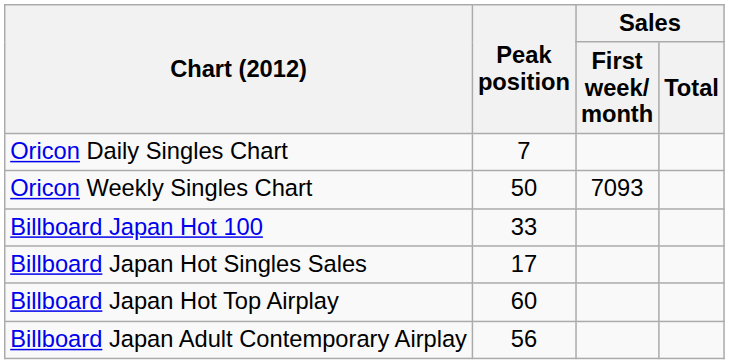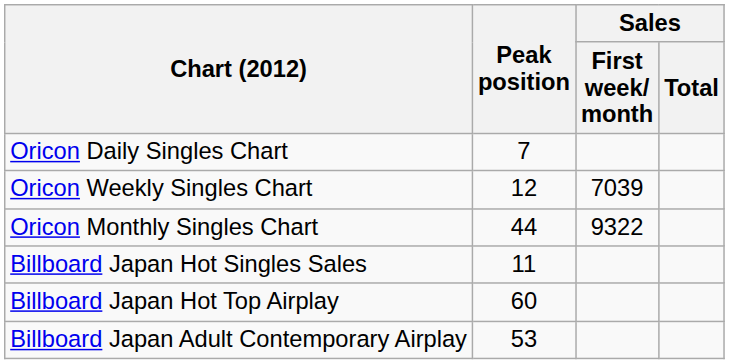(524, 189) 50 -> (524, 189) 12
(617, 189) 7093 -> (617, 189) 7039
+ row: (164, 226)
- row: (137, 226)
(524, 264) 17 -> (524, 264) 11
(524, 339) 56 -> (524, 339) 53
